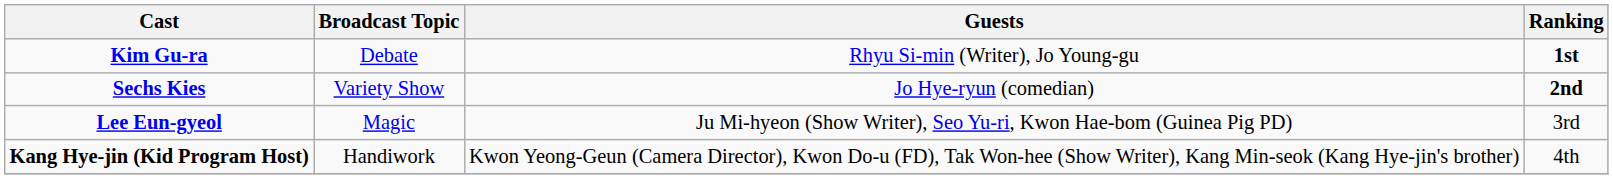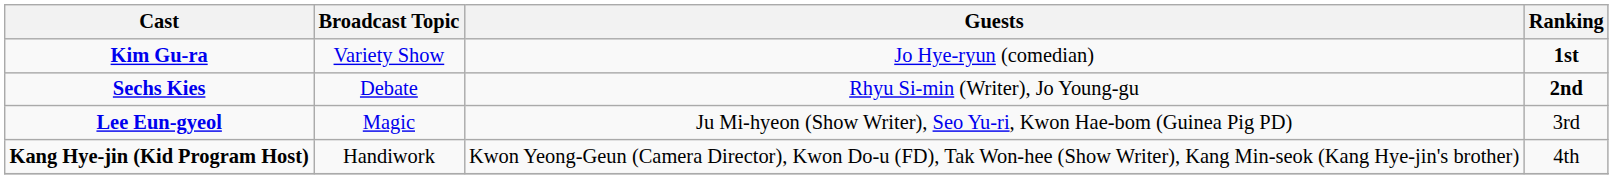(389, 55) Debate -> (389, 55) Variety Show
(994, 55) Rhyu Si-min (Writer), Jo Young-gu -> (994, 55) Jo Hye-ryun (comedian)
(389, 89) Variety Show -> (389, 89) Debate
(994, 89) Jo Hye-ryun (comedian) -> (994, 89) Rhyu Si-min (Writer), Jo Young-gu
